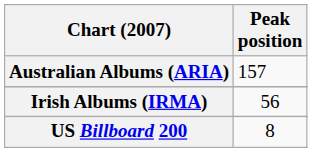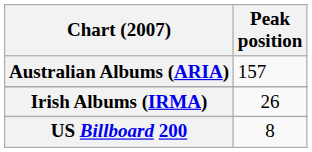(270, 101) 56 -> (270, 101) 26
